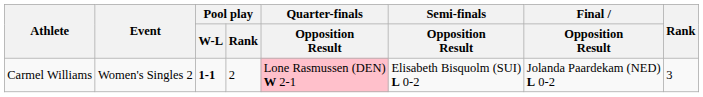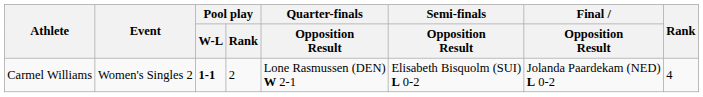(325, 75) pink background -> (325, 75) no background
(669, 75) 3 -> (669, 75) 4
